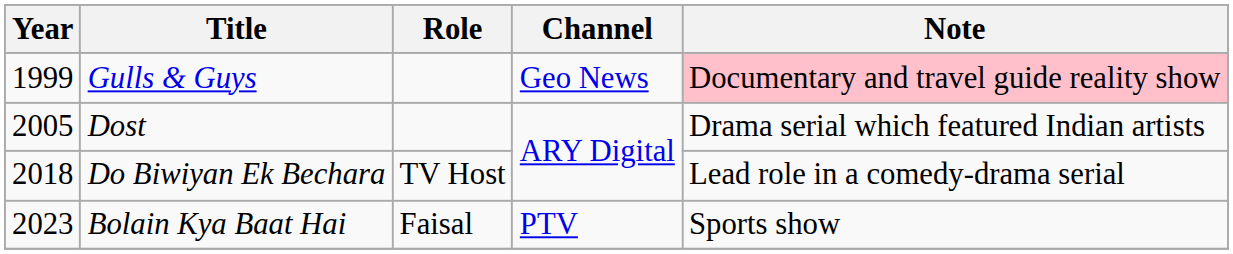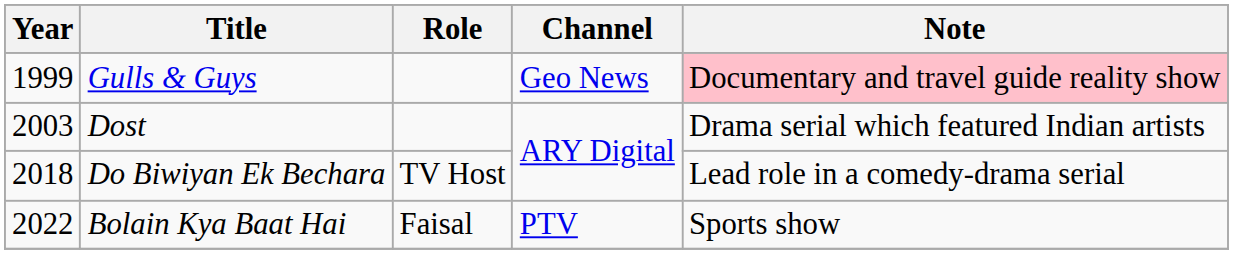(43, 126) 2005 -> (43, 126) 2003
(43, 223) 2023 -> (43, 223) 2022
